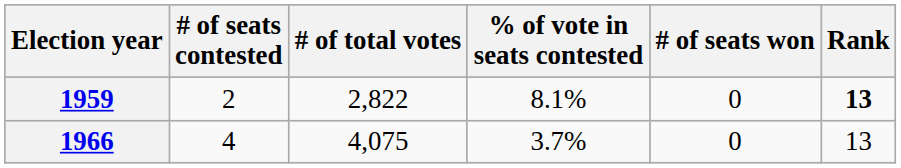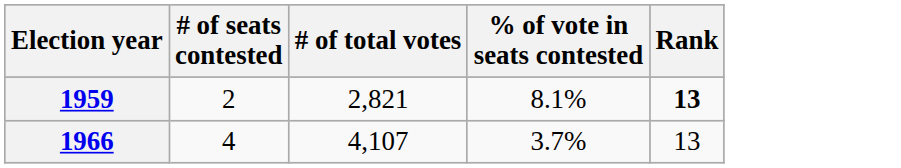- column: (735, 40)
(378, 98) 2,822 -> (378, 98) 2,821
(378, 141) 4,075 -> (378, 141) 4,107
